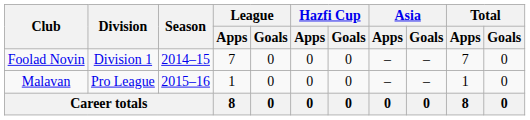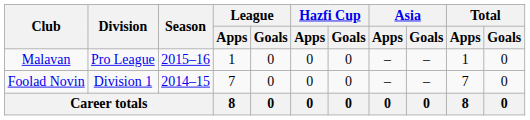rows swapped: (46, 59) <-> (46, 81)
